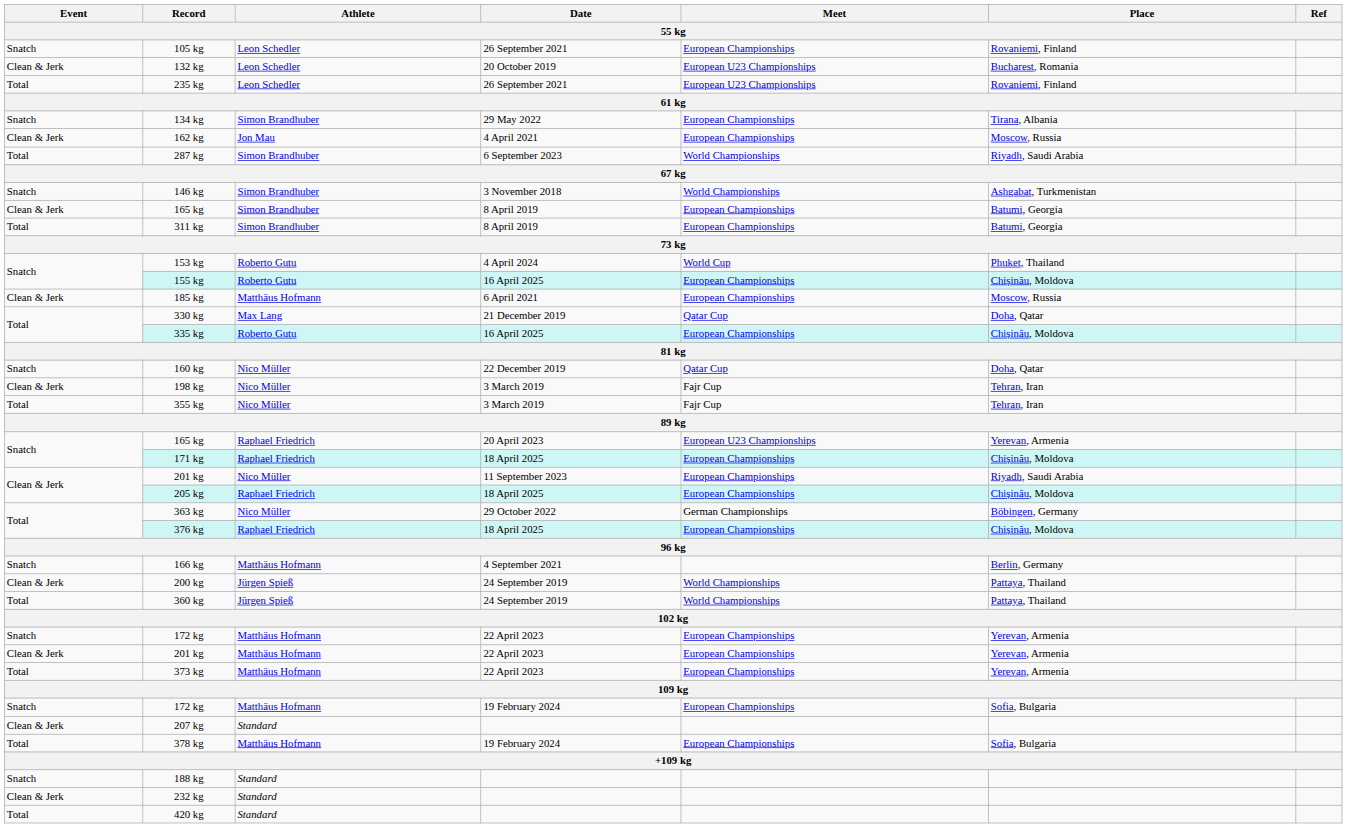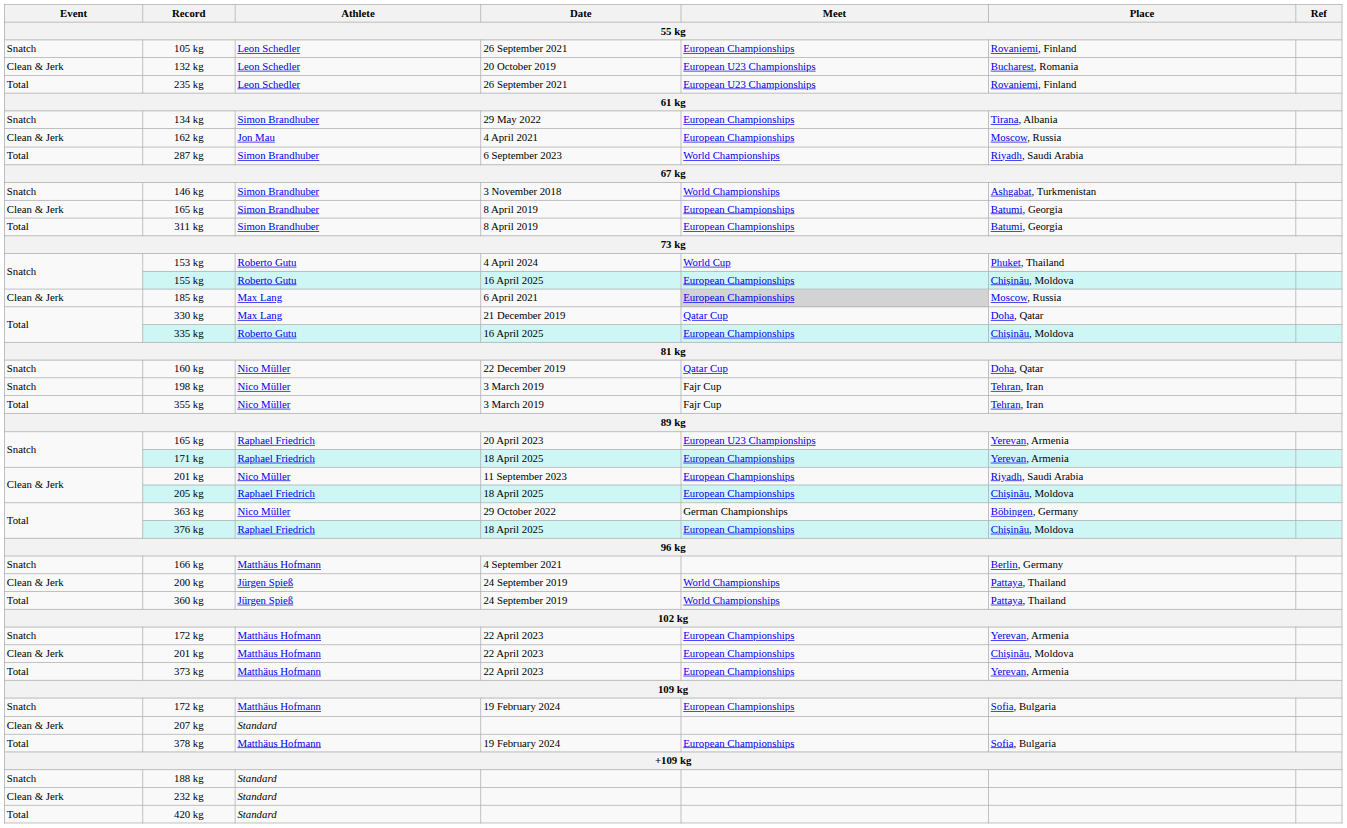(279, 298) Matthäus Hofmann -> (260, 298) Max Lang
(739, 298) no background -> (739, 298) lightgrey background
(35, 387) Clean & Jerk -> (22, 387) Snatch
(1032, 458) Chișinău, Moldova -> (1030, 458) Yerevan, Armenia
(1030, 654) Yerevan, Armenia -> (1032, 654) Chișinău, Moldova
